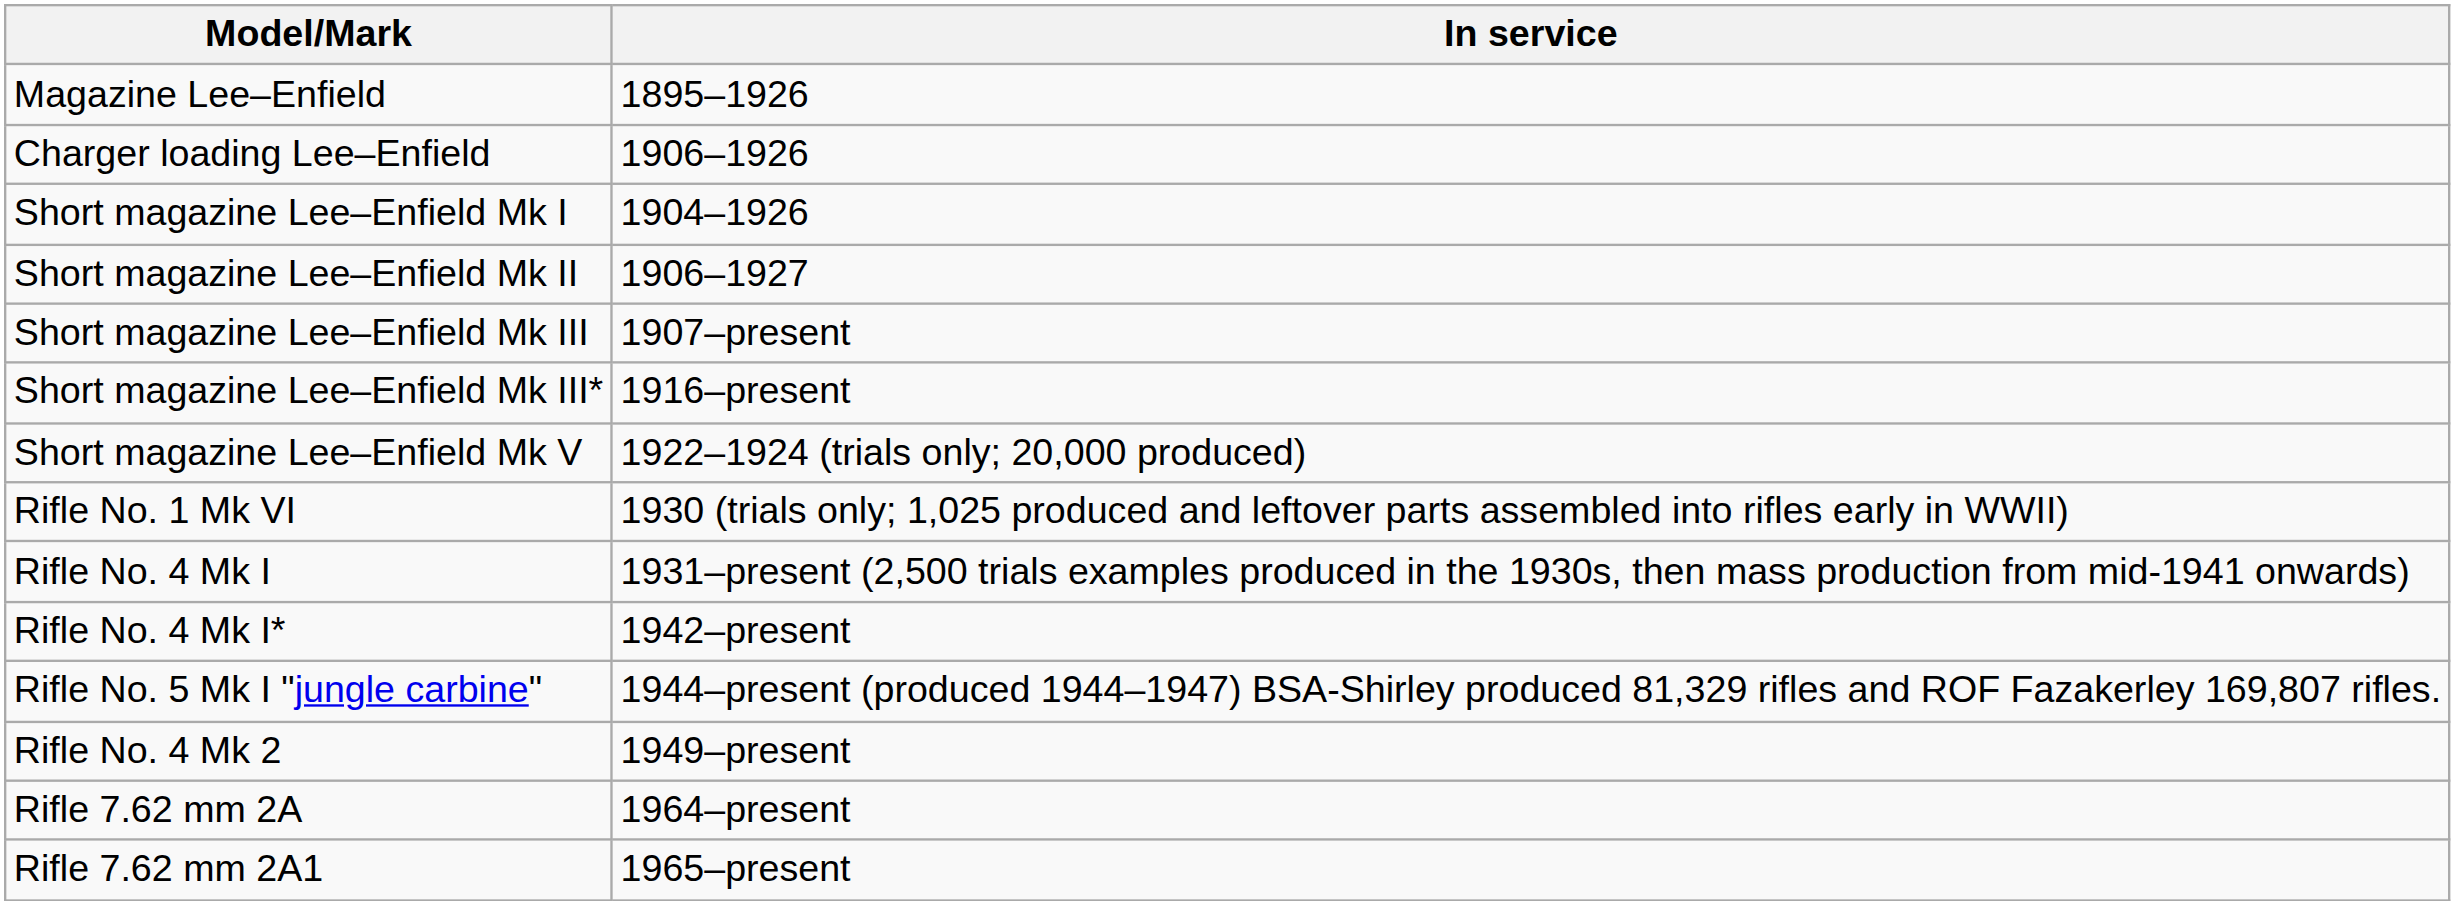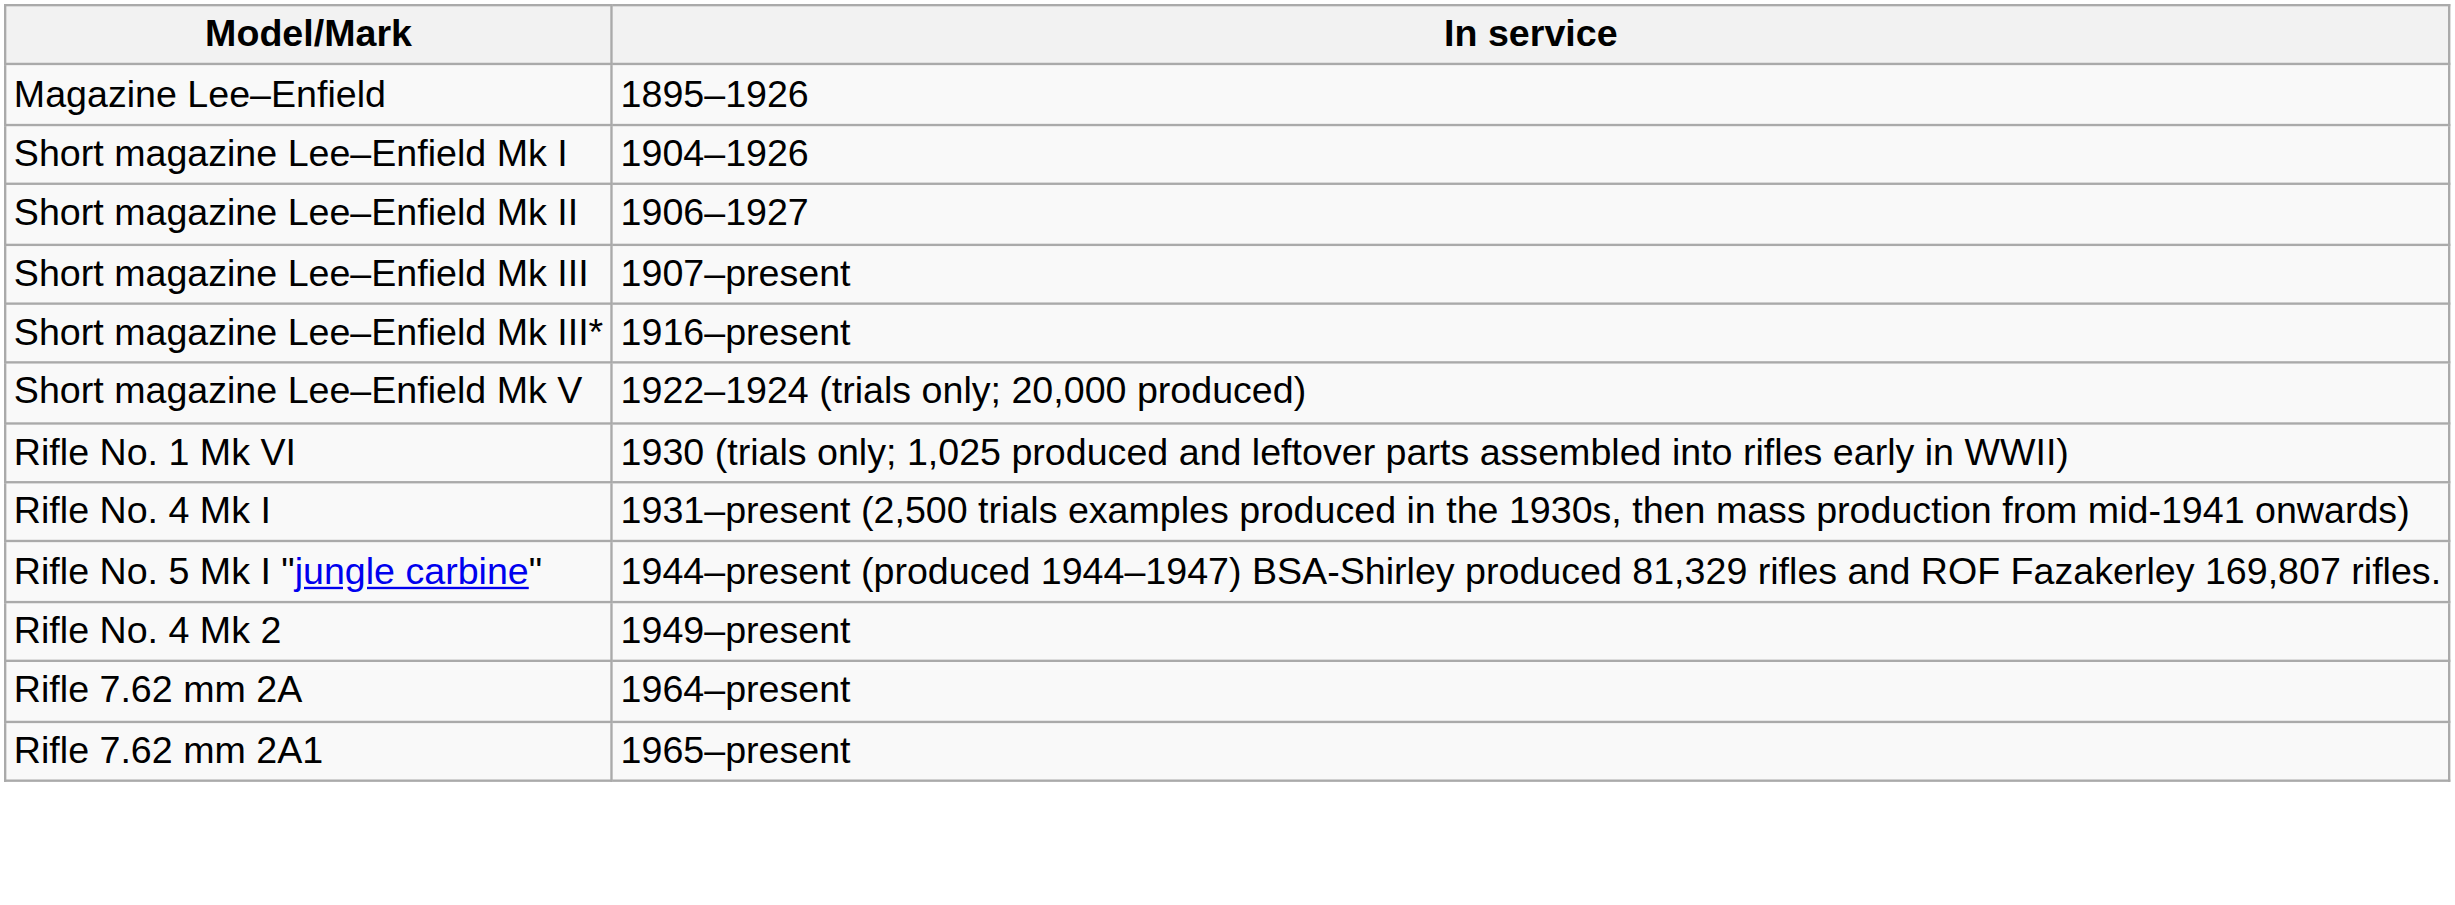- row: (252, 153)
- row: (150, 630)
